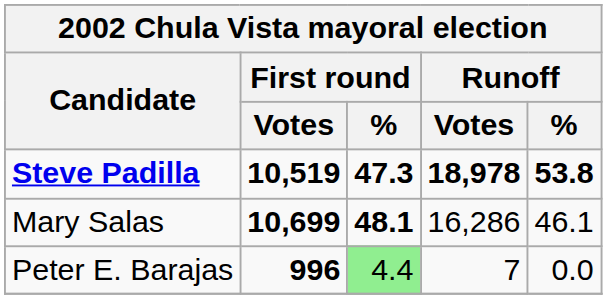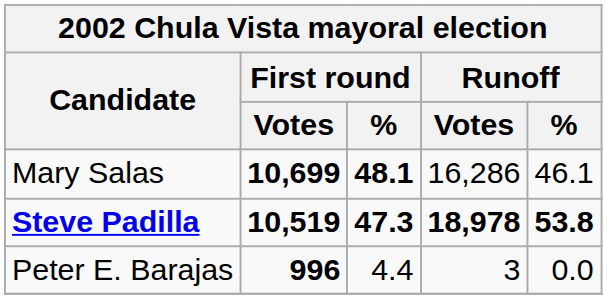rows swapped: (106, 173) <-> (88, 221)
(392, 269) lightgreen background -> (392, 269) no background
(512, 269) 7 -> (512, 269) 3
